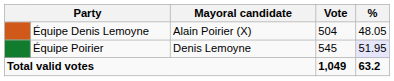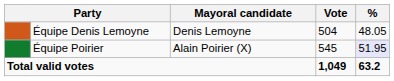(212, 31) Alain Poirier (X) -> (212, 31) Denis Lemoyne
(212, 48) Denis Lemoyne -> (212, 48) Alain Poirier (X)
